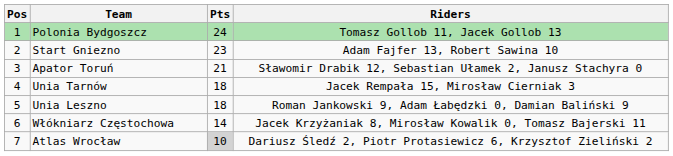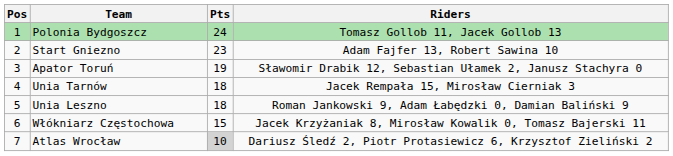(220, 68) 21 -> (220, 68) 19
(220, 123) 14 -> (220, 123) 15
